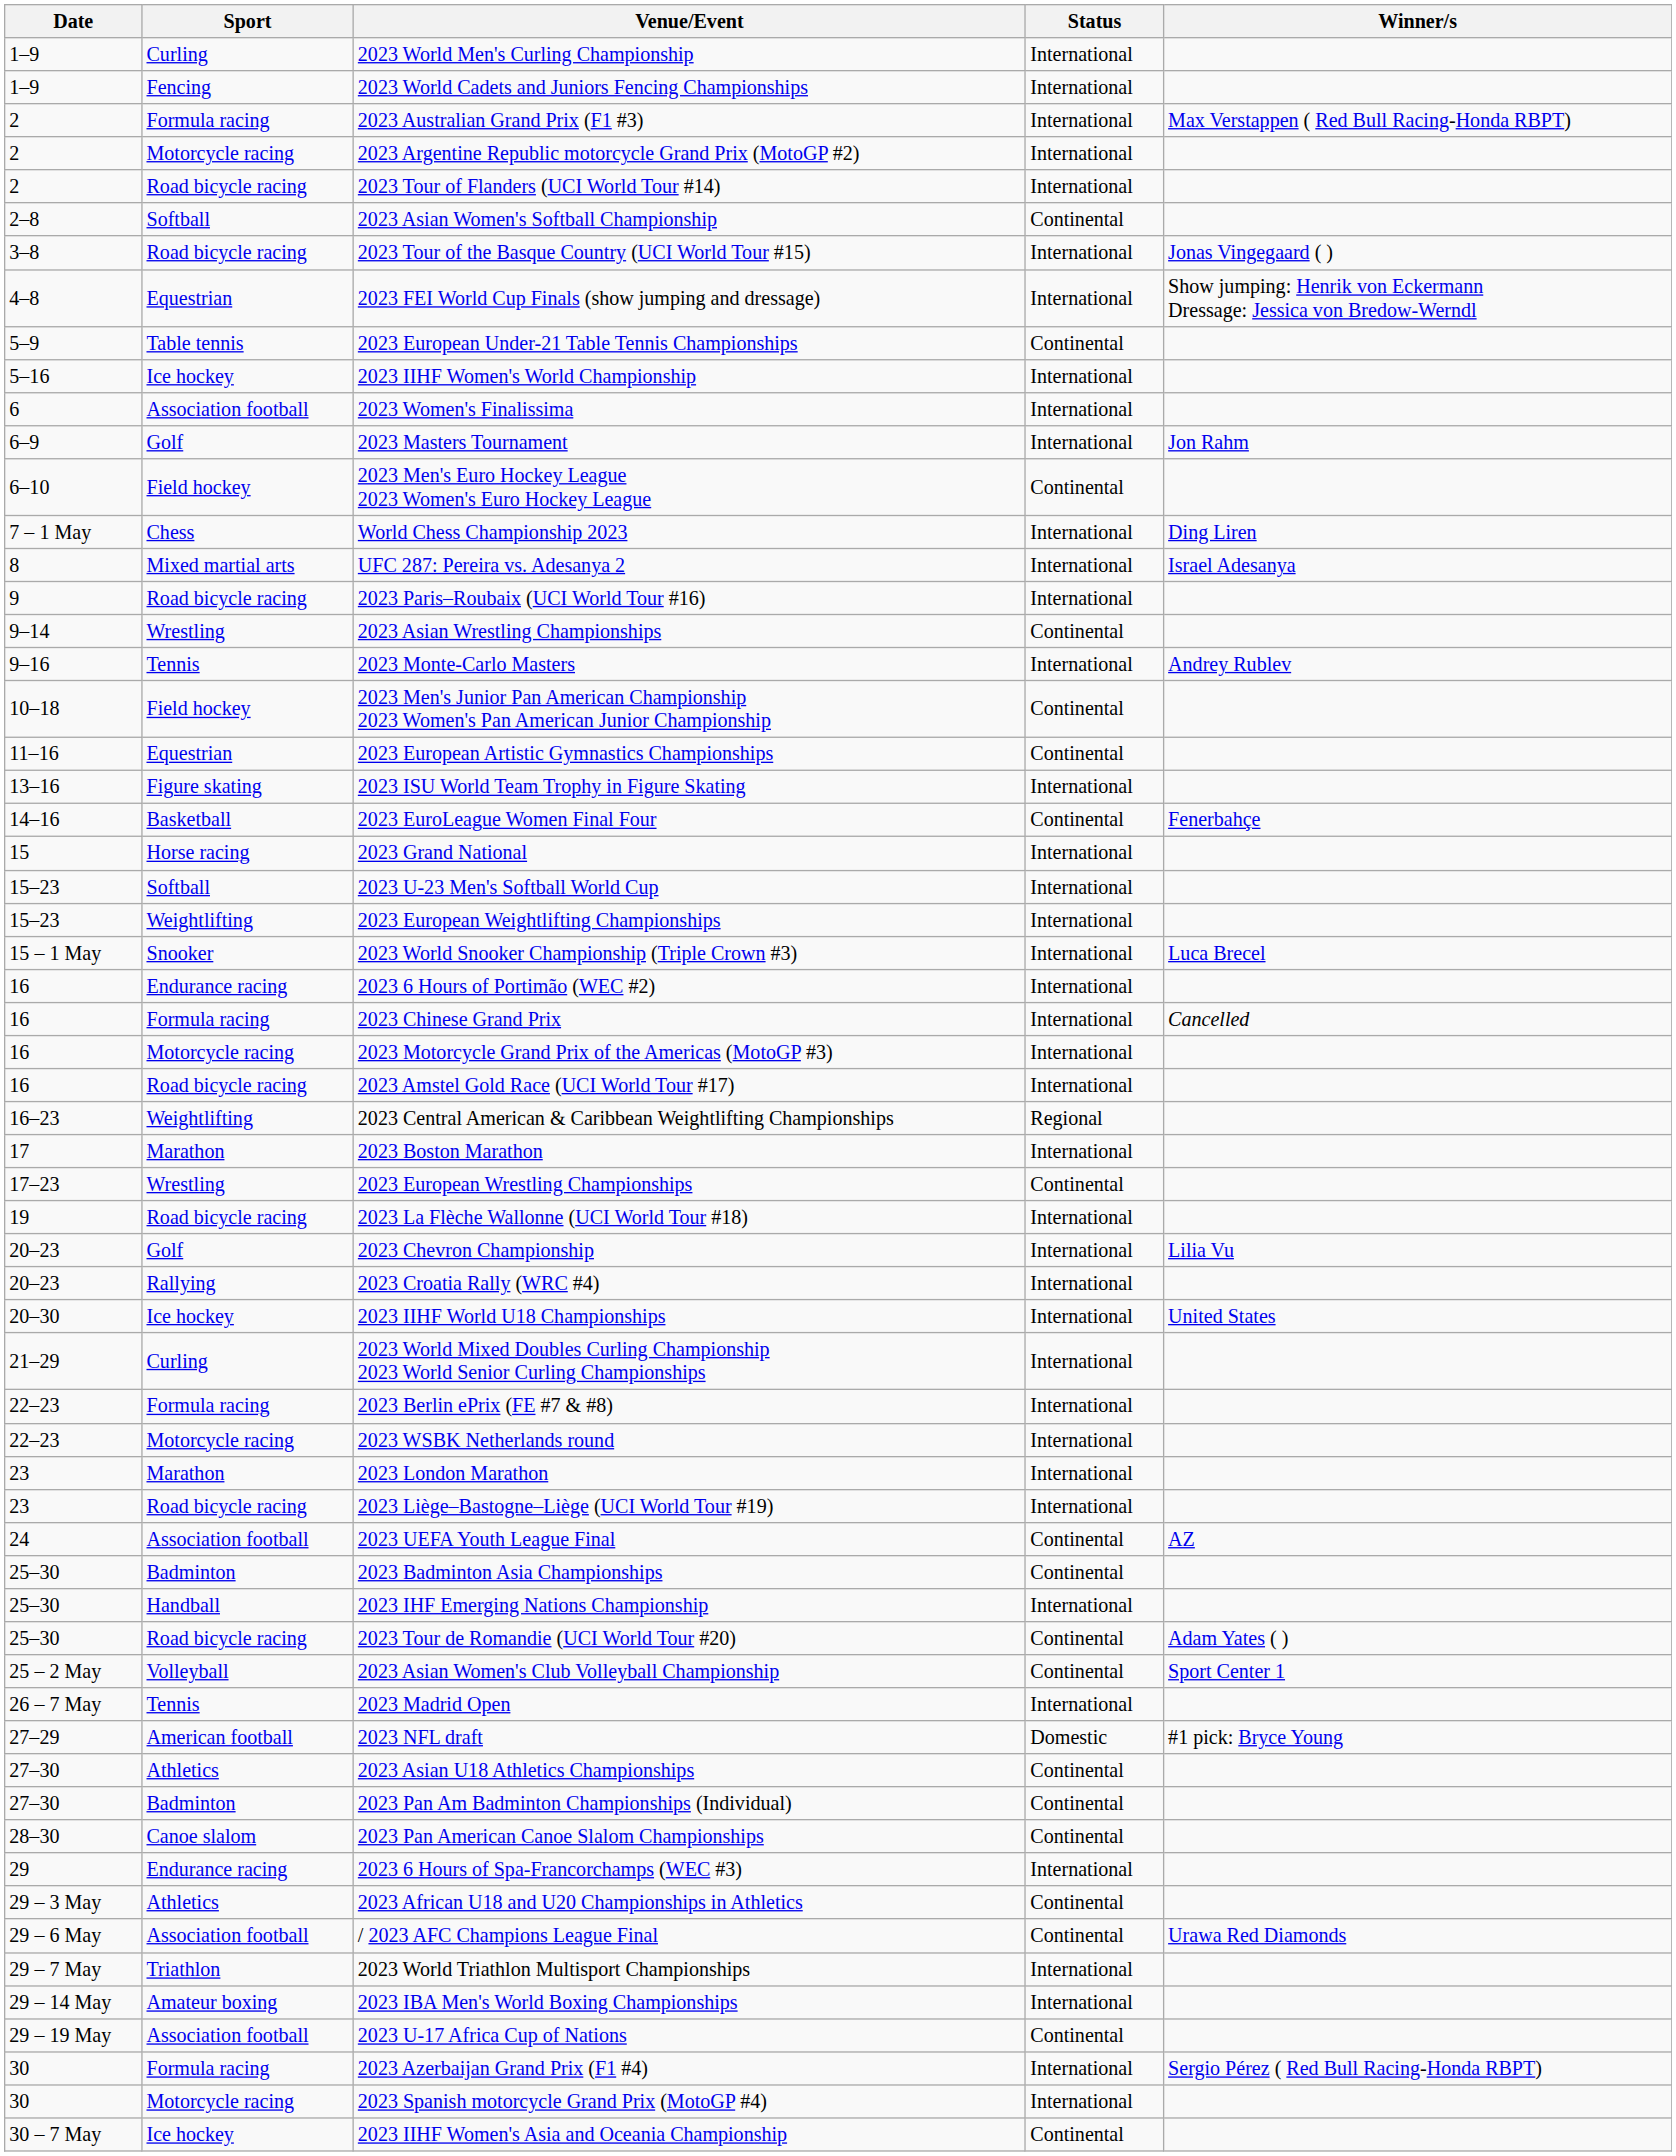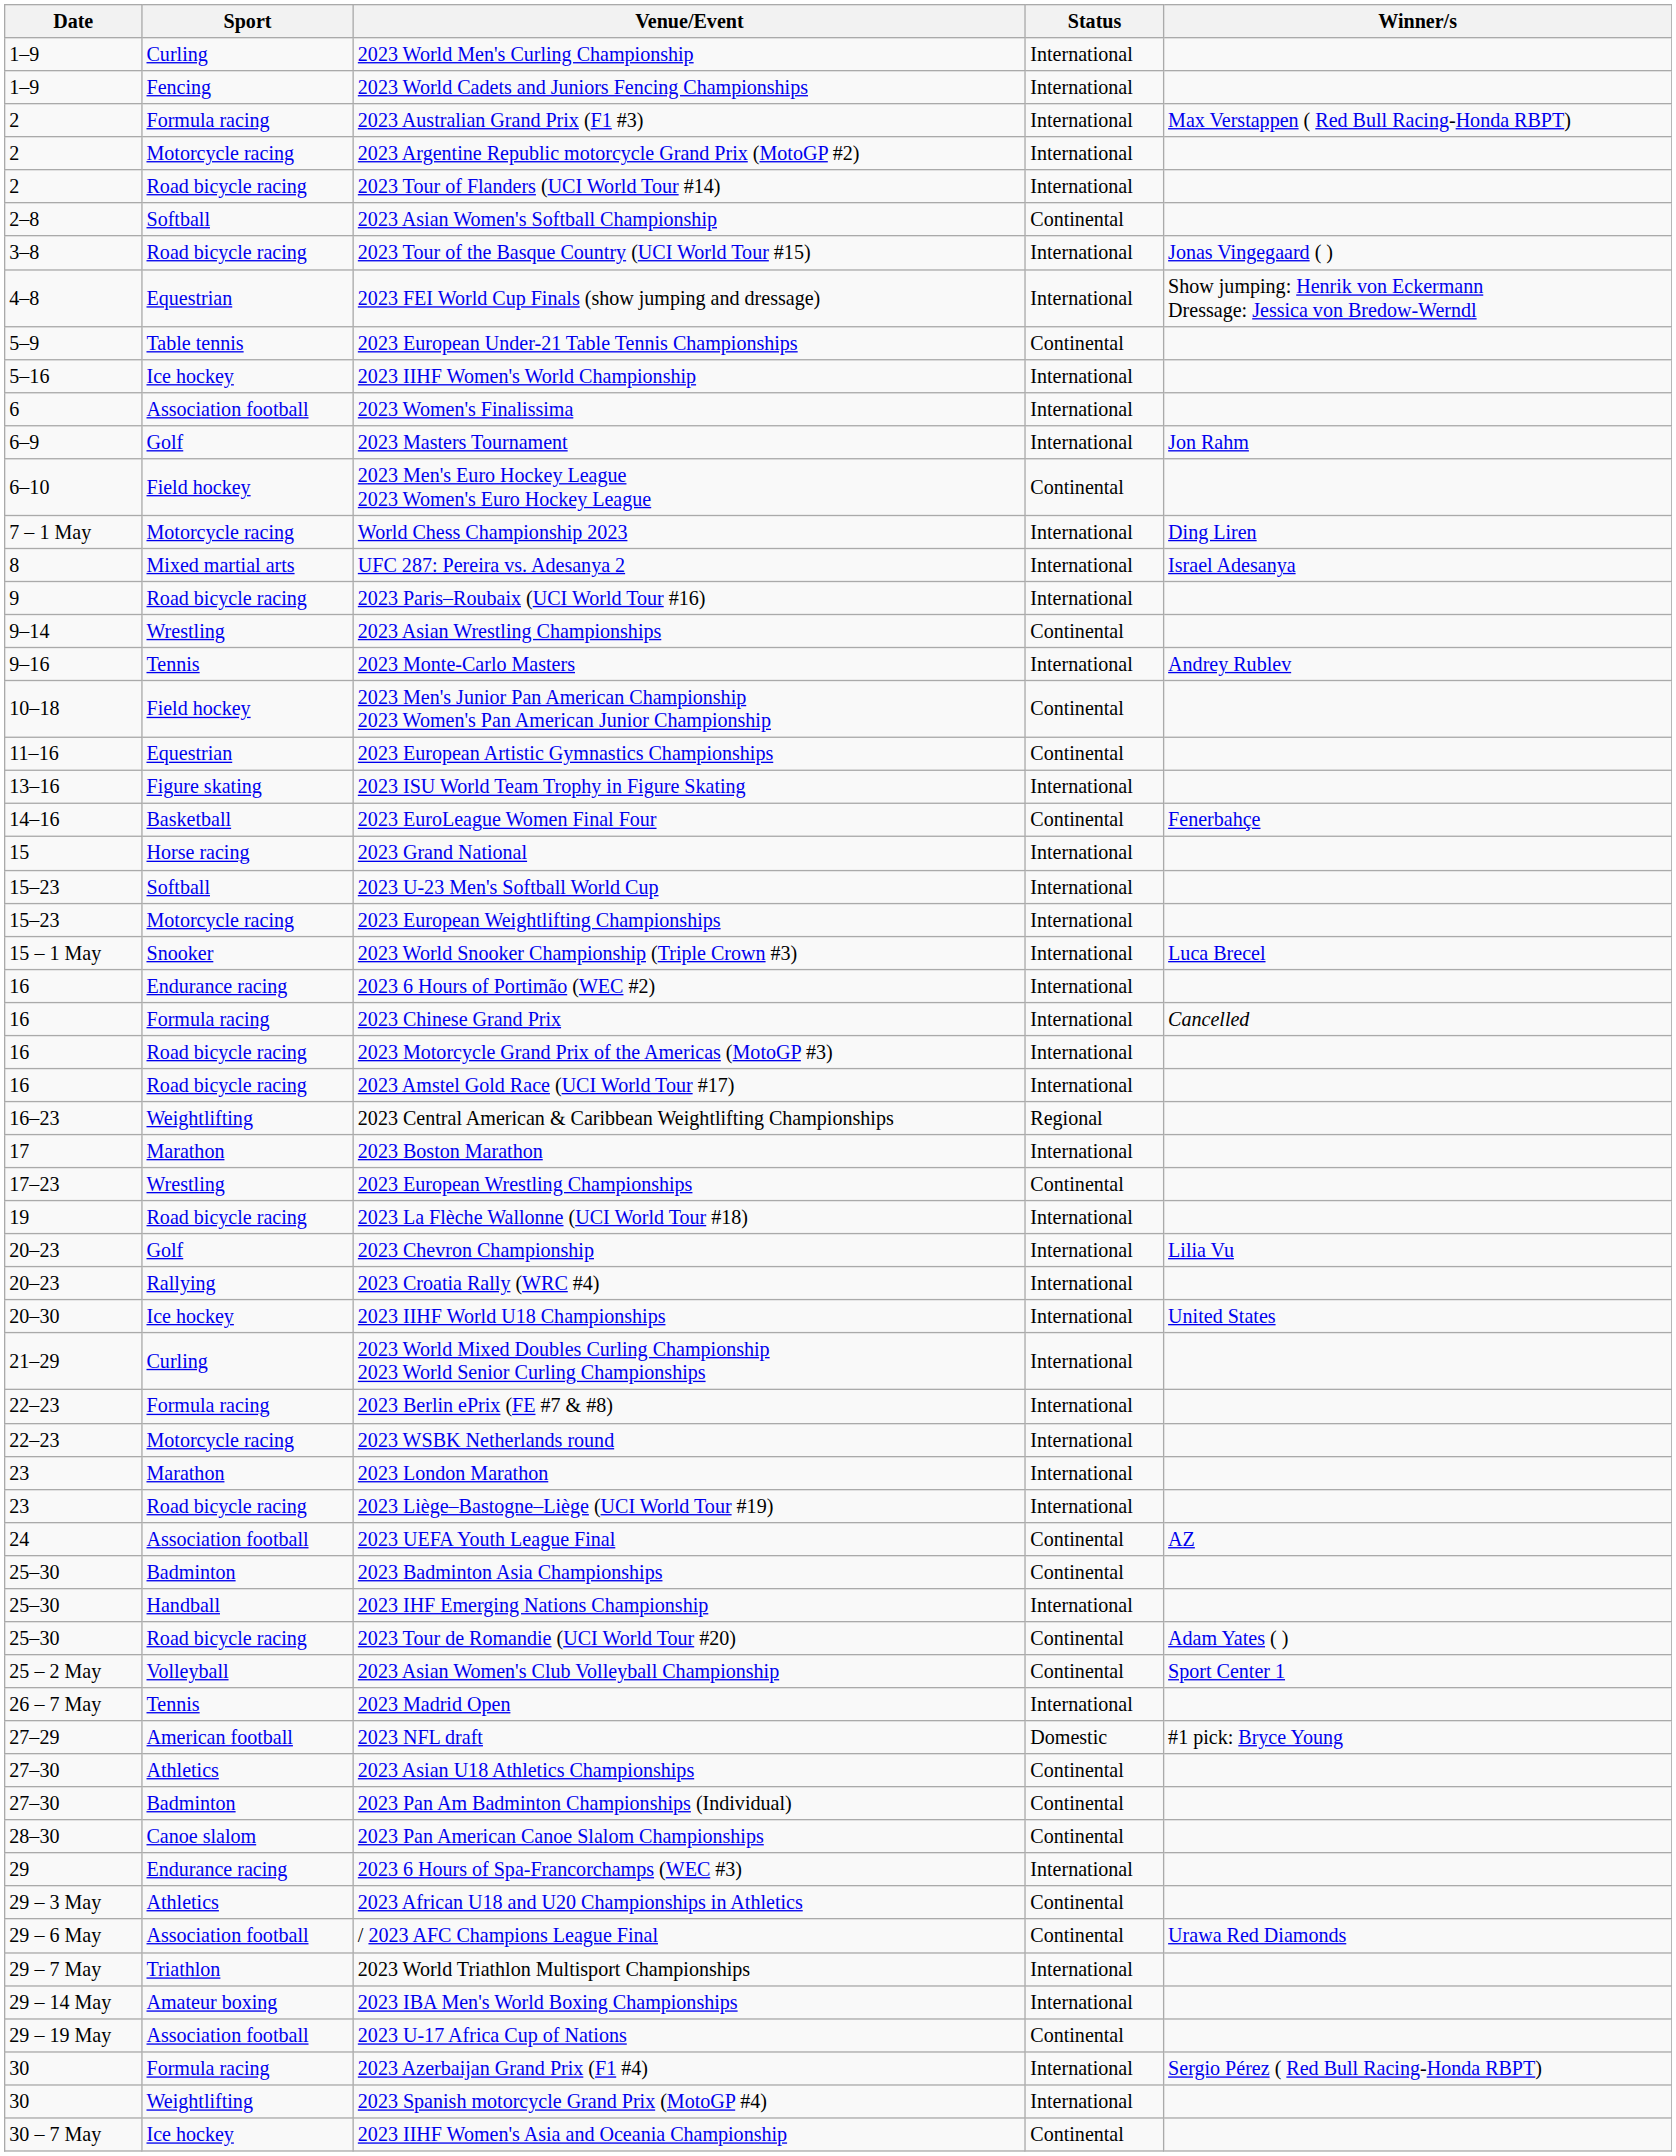(170, 531) Chess -> (220, 531) Motorcycle racing
(200, 919) Weightlifting -> (220, 919) Motorcycle racing
(220, 1051) Motorcycle racing -> (227, 1051) Road bicycle racing
(220, 2101) Motorcycle racing -> (200, 2101) Weightlifting
